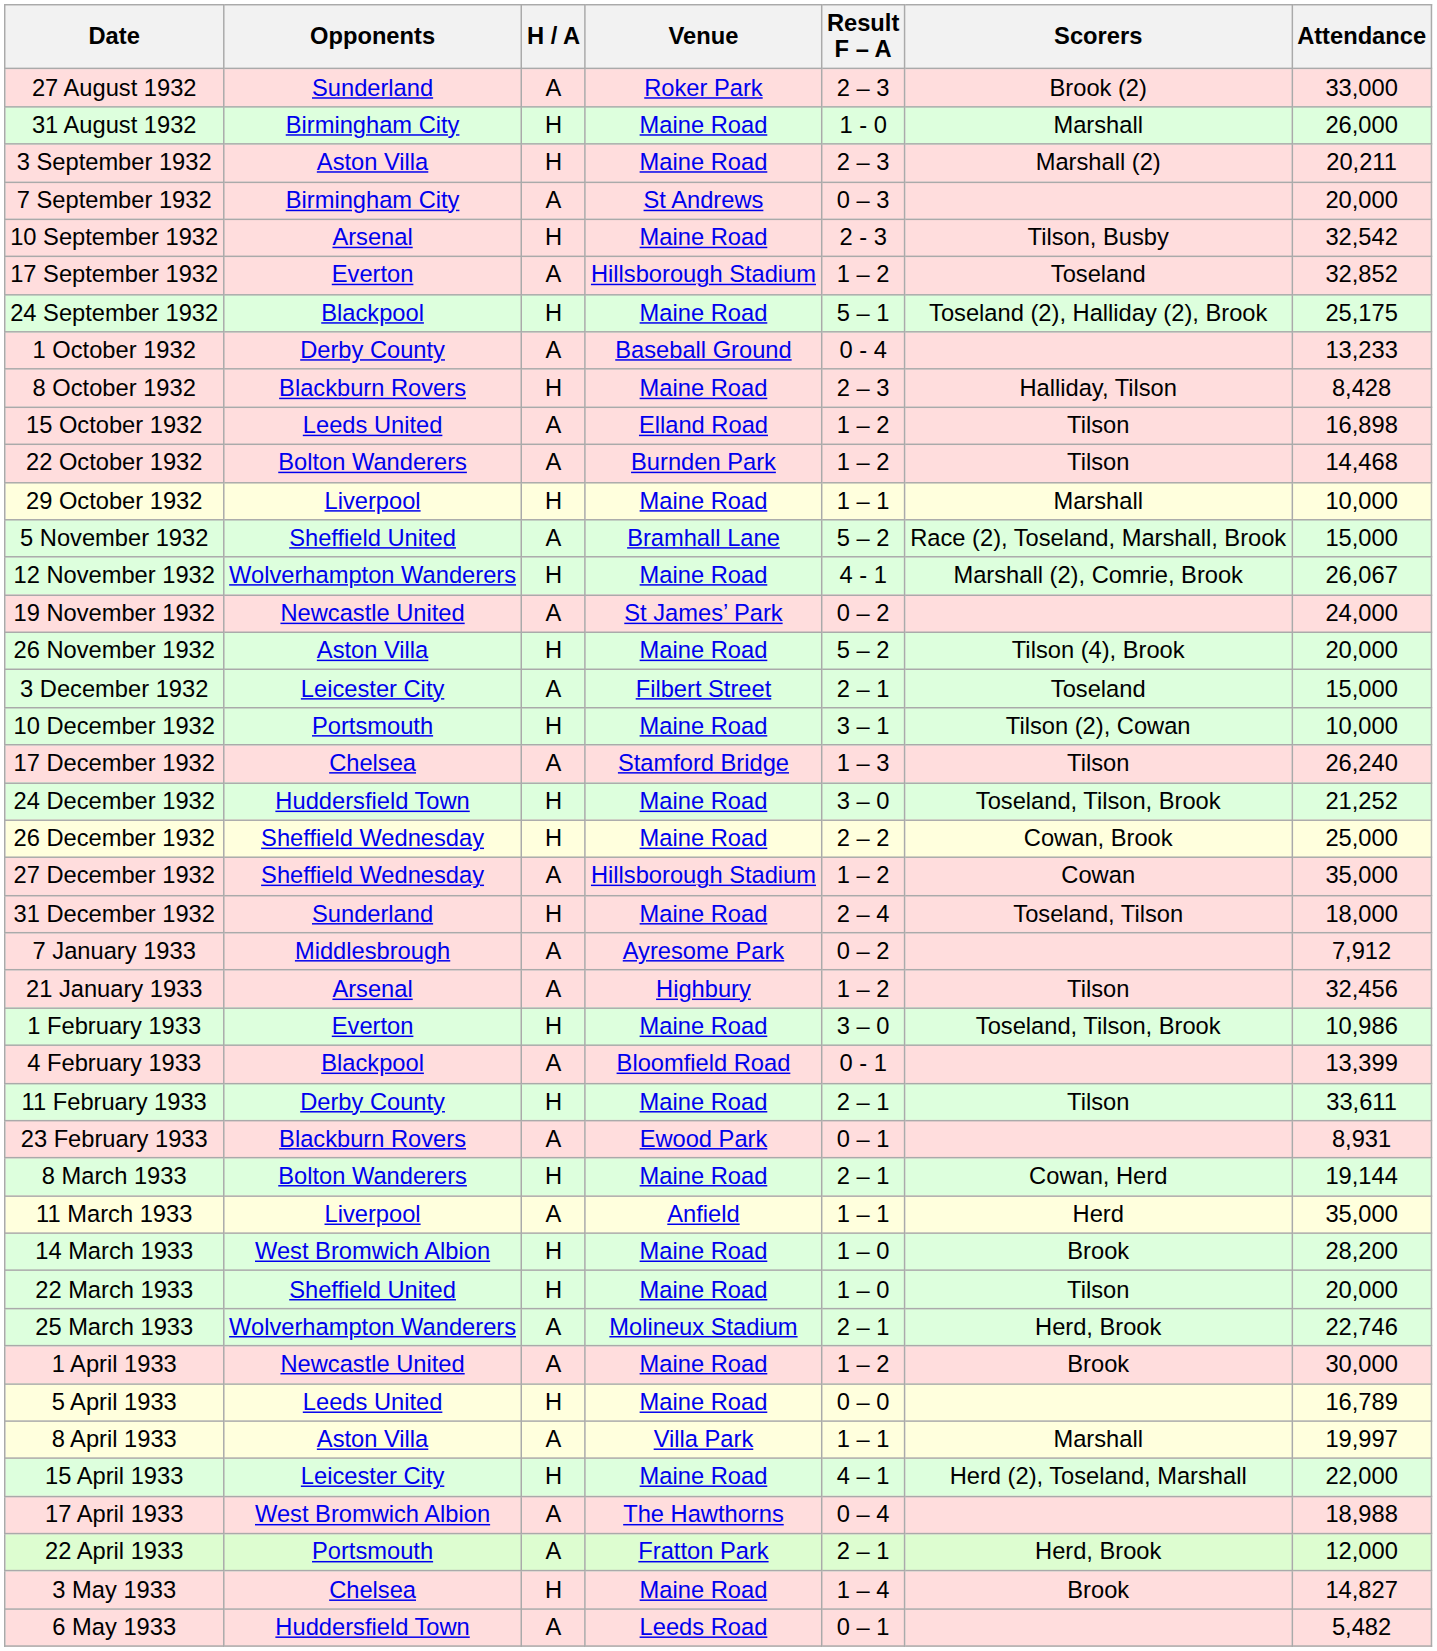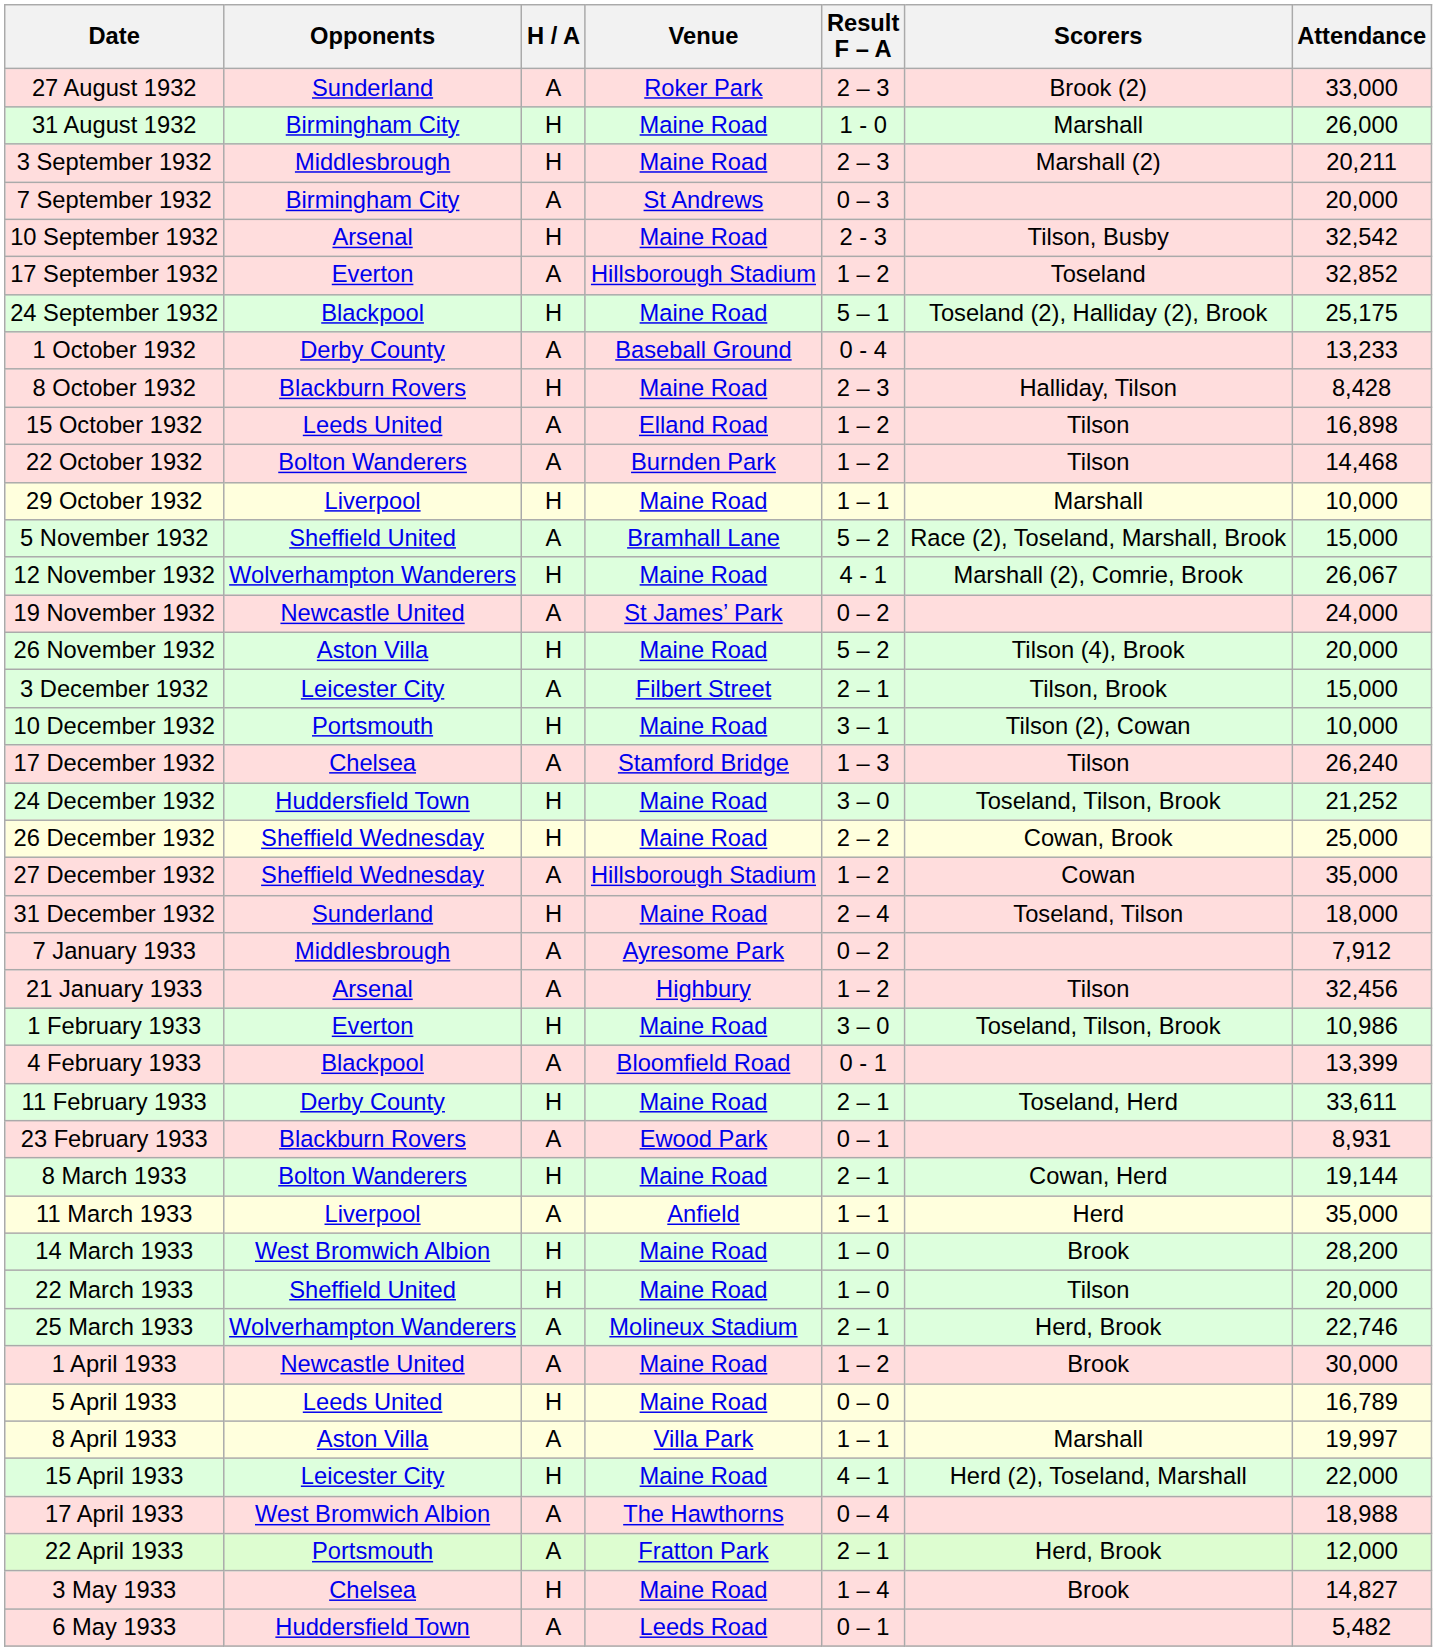(373, 162) Aston Villa -> (373, 162) Middlesbrough
(1098, 688) Toseland -> (1098, 688) Tilson, Brook
(1098, 1101) Tilson -> (1098, 1101) Toseland, Herd
